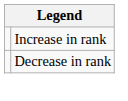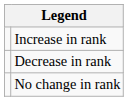+ row: (67, 84)
